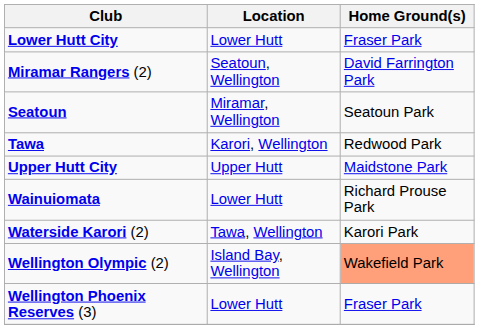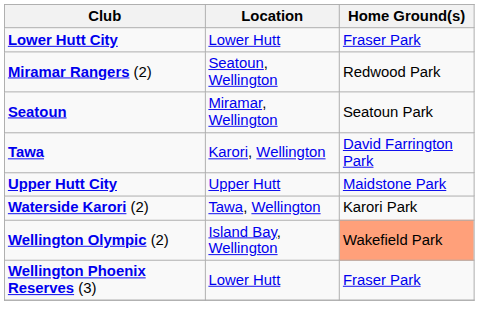(399, 71) David Farrington Park -> (392, 71) Redwood Park
(393, 144) Redwood Park -> (398, 152) David Farrington Park
- row: (54, 199)
